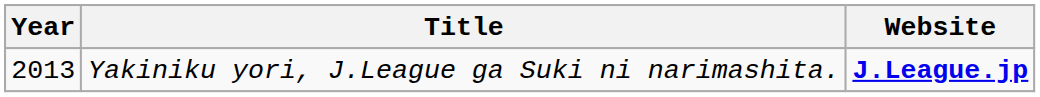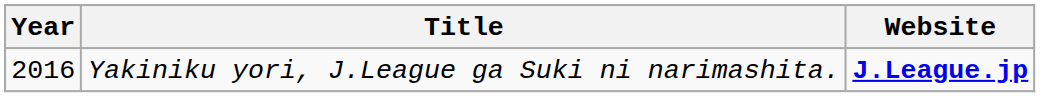(43, 70) 2013 -> (43, 70) 2016
